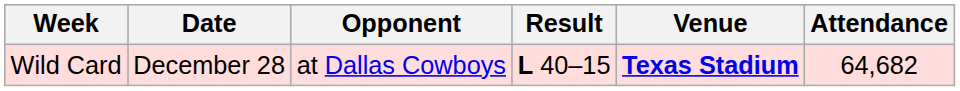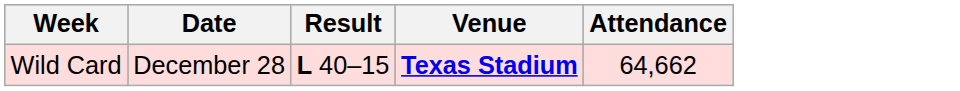- column: (401, 24)
(879, 64) 64,682 -> (658, 64) 64,662
